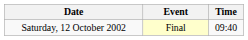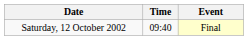columns swapped: (226, 12) <-> (176, 12)
